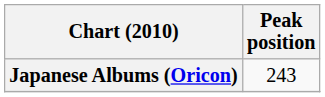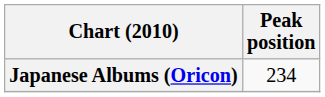(281, 75) 243 -> (281, 75) 234
